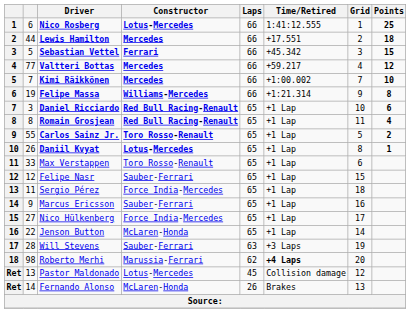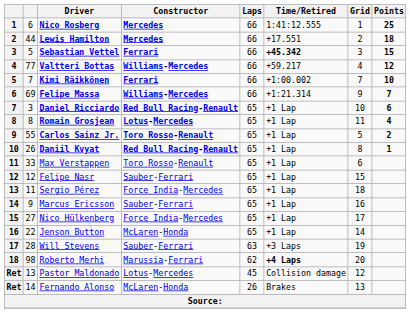(158, 25) Lotus-Mercedes -> (143, 25) Mercedes
(284, 53) normal -> (284, 53) bold
(143, 67) Mercedes -> (166, 67) Williams-Mercedes
(143, 80) Mercedes -> (141, 80) Ferrari
(30, 94) 19 -> (30, 94) 69
(389, 94) 8 -> (389, 94) 7
(181, 122) Red Bull Racing-Renault -> (158, 122) Lotus-Mercedes
(158, 149) Lotus-Mercedes -> (181, 149) Red Bull Racing-Renault
